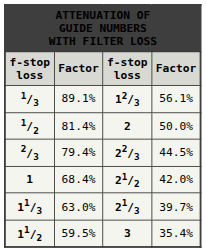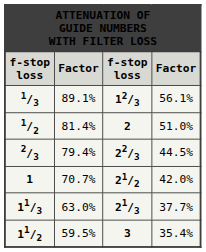(176, 126) 50.0% -> (176, 126) 51.0%
(79, 180) 68.4% -> (79, 180) 70.7%
(176, 207) 39.7% -> (176, 207) 37.7%
